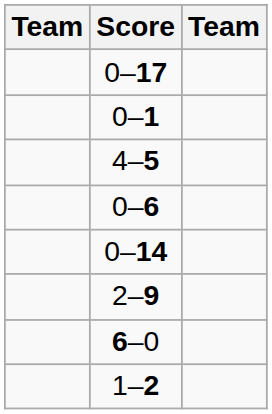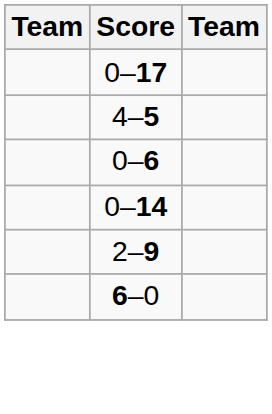- row: (136, 116)
- row: (136, 386)
